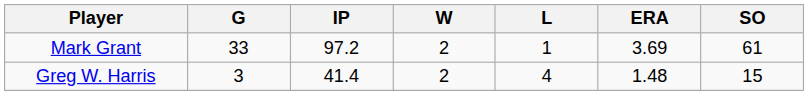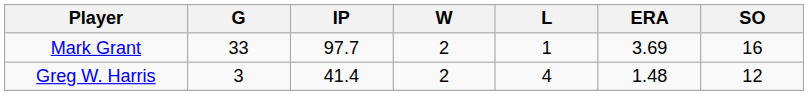(341, 47) 97.2 -> (341, 47) 97.7
(752, 47) 61 -> (752, 47) 16
(752, 76) 15 -> (752, 76) 12
